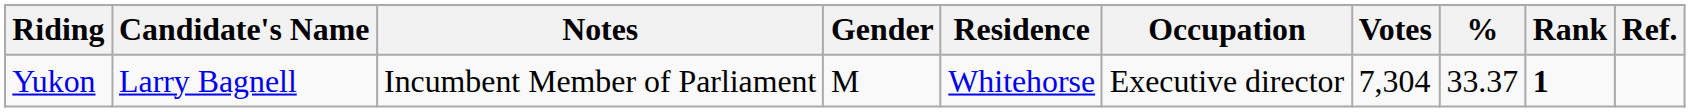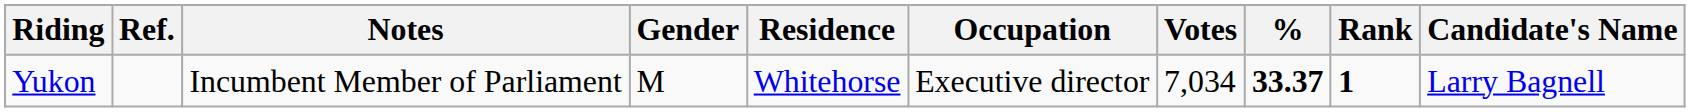columns swapped: (244, 29) <-> (1650, 29)
(1395, 80) 7,304 -> (1200, 80) 7,034
(1482, 80) normal -> (1288, 80) bold
